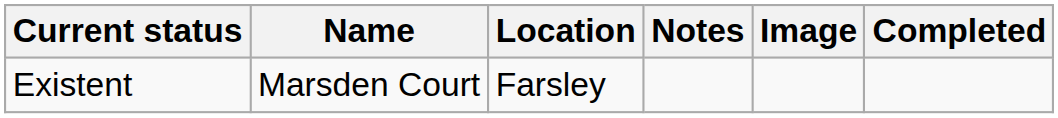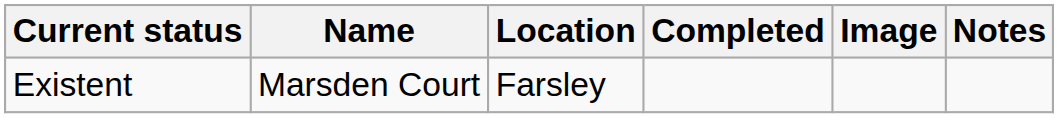columns swapped: (959, 31) <-> (698, 31)
